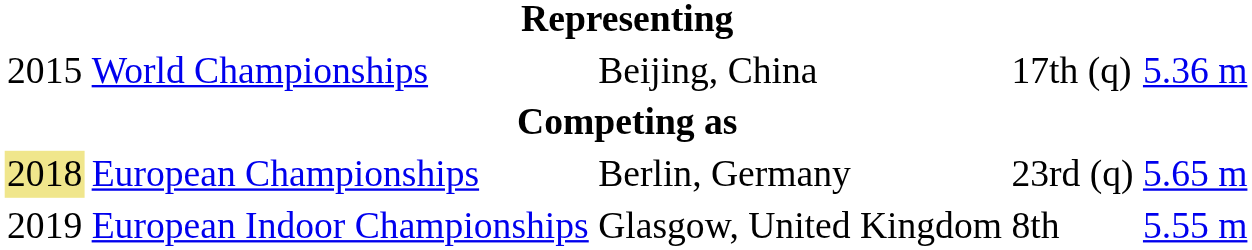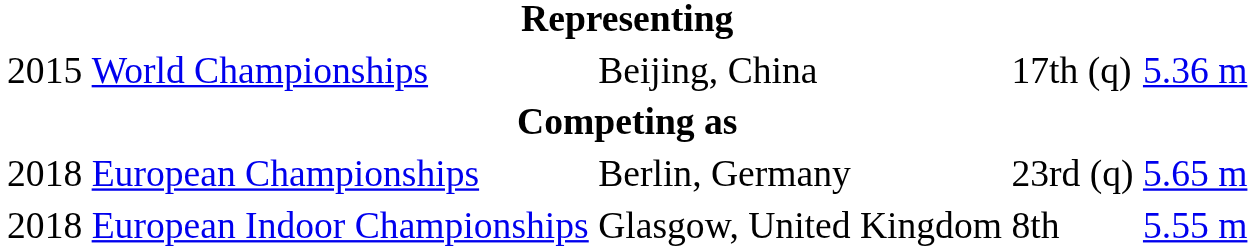(45, 173) khaki background -> (45, 173) no background
(45, 225) 2019 -> (45, 225) 2018
